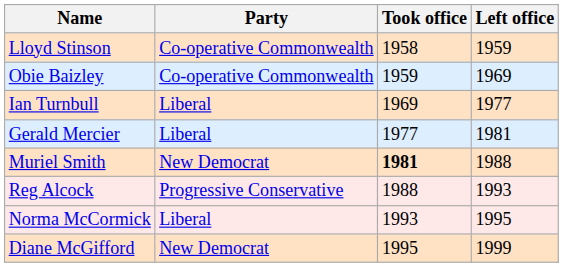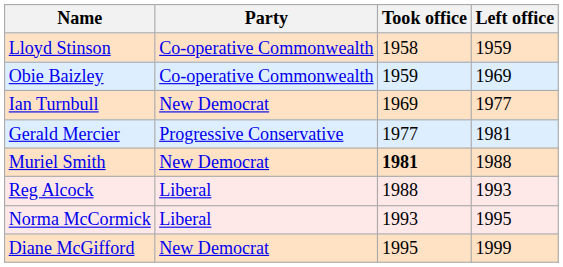(185, 104) Liberal -> (214, 104) New Democrat
(185, 133) Liberal -> (251, 133) Progressive Conservative
(251, 190) Progressive Conservative -> (185, 190) Liberal
